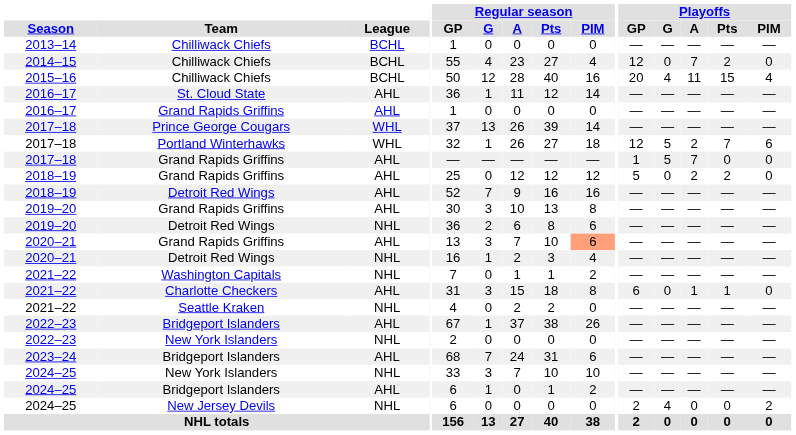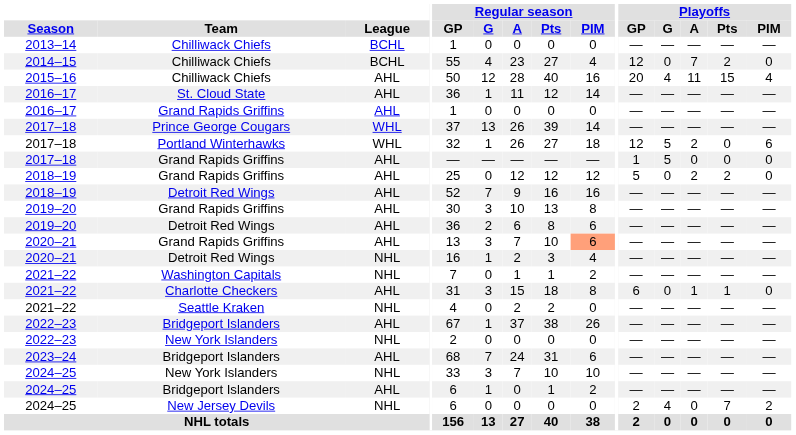(387, 77) BCHL -> (387, 77) AHL
(727, 143) 7 -> (727, 143) 0
(694, 159) 7 -> (694, 159) 0
(387, 225) NHL -> (387, 225) AHL
(727, 405) 0 -> (727, 405) 7
